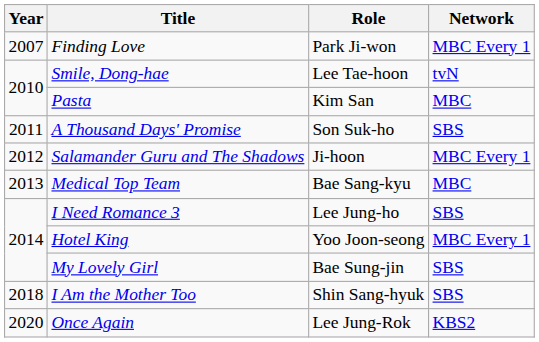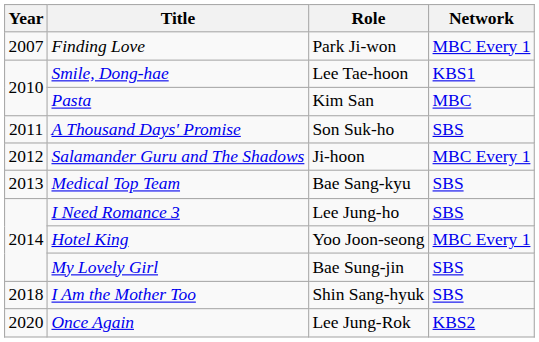(446, 73) tvN -> (454, 73) KBS1
(452, 184) MBC -> (448, 184) SBS
